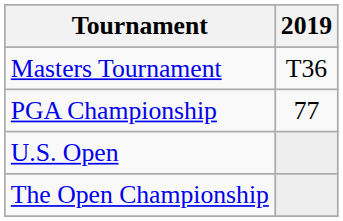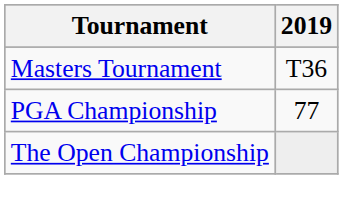- row: (65, 152)
